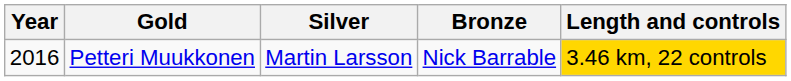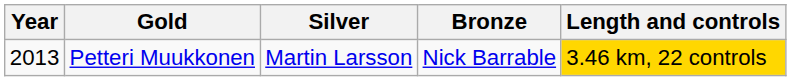(35, 57) 2016 -> (35, 57) 2013
